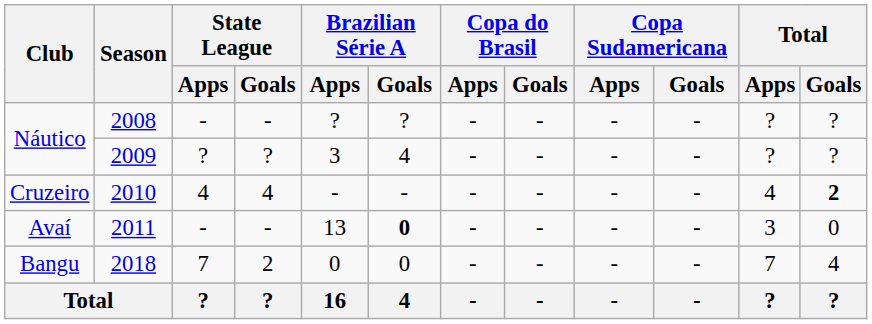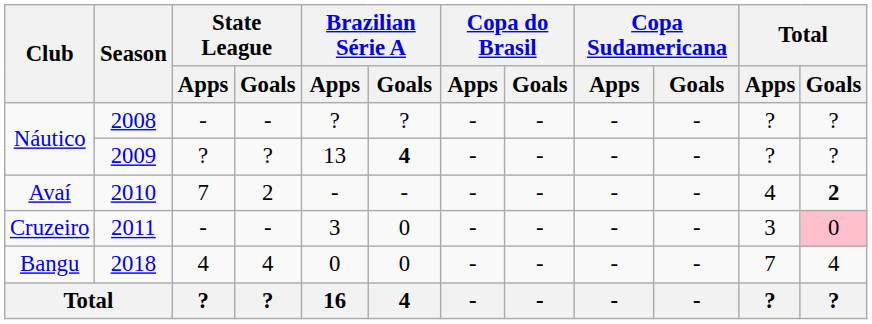(335, 156) 3 -> (335, 156) 13
(404, 156) normal -> (404, 156) bold
(50, 192) Cruzeiro -> (50, 192) Avaí
(203, 192) 4 -> (203, 192) 7
(268, 192) 4 -> (268, 192) 2
(50, 228) Avaí -> (50, 228) Cruzeiro
(335, 228) 13 -> (335, 228) 3
(404, 228) bold -> (404, 228) normal
(834, 228) no background -> (834, 228) pink background
(203, 264) 7 -> (203, 264) 4
(268, 264) 2 -> (268, 264) 4
